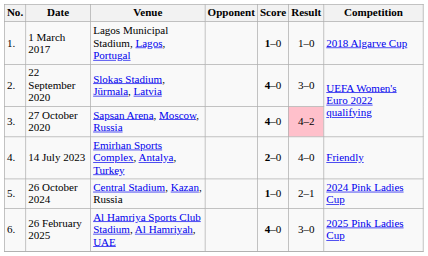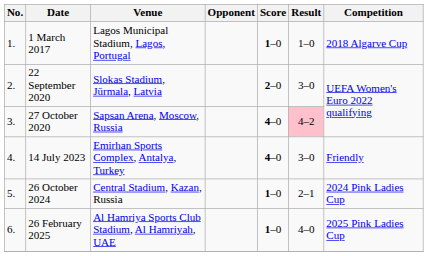(273, 85) 4–0 -> (273, 85) 2–0
(273, 157) 2–0 -> (273, 157) 4–0
(306, 157) 4–0 -> (306, 157) 3–0
(273, 230) 4–0 -> (273, 230) 1–0
(306, 230) 3–0 -> (306, 230) 4–0
